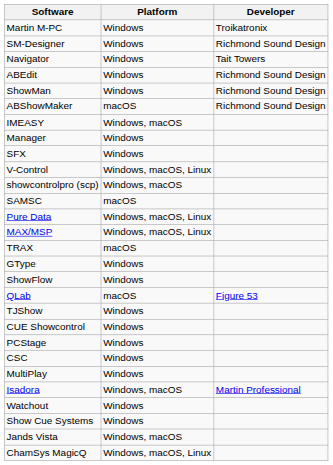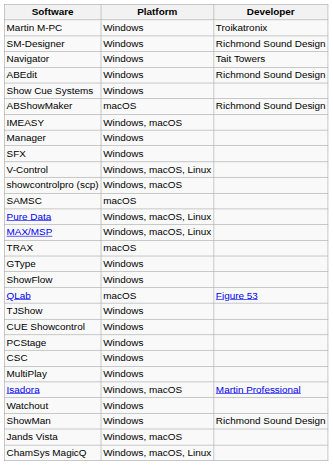rows swapped: (29, 91) <-> (50, 421)
